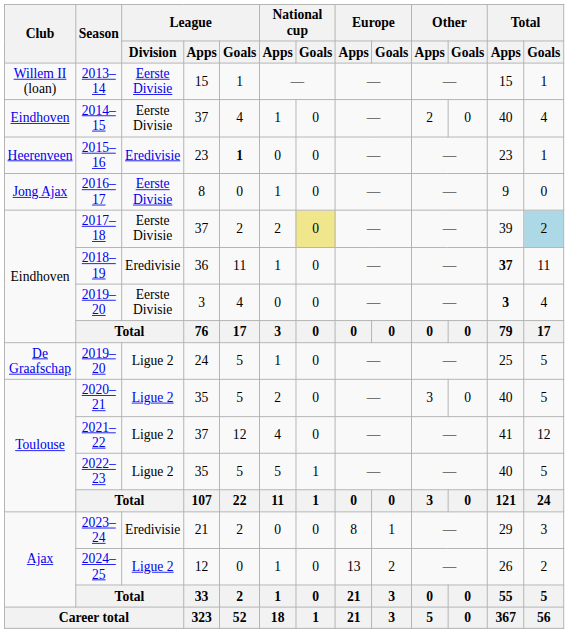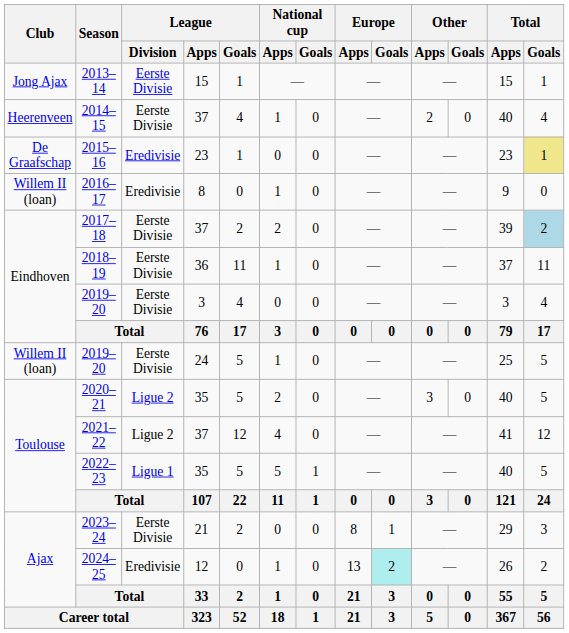(40, 81) Willem II (loan) -> (40, 81) Jong Ajax
(40, 118) Eindhoven -> (40, 118) Heerenveen
(40, 155) Heerenveen -> (40, 155) De Graafschap
(240, 155) bold -> (240, 155) normal
(544, 155) no background -> (544, 155) khaki background
(40, 191) Jong Ajax -> (40, 191) Willem II (loan)
(153, 191) Eerste Divisie -> (153, 191) Eredivisie
(316, 228) khaki background -> (316, 228) no background
(153, 265) Eredivisie -> (153, 265) Eerste Divisie
(506, 265) bold -> (506, 265) normal
(506, 302) bold -> (506, 302) normal
(40, 361) De Graafschap -> (40, 361) Willem II (loan)
(153, 361) Ligue 2 -> (153, 361) Eerste Divisie
(153, 471) Ligue 2 -> (153, 471) Ligue 1
(153, 530) Eredivisie -> (153, 530) Eerste Divisie
(153, 566) Ligue 2 -> (153, 566) Eredivisie
(392, 566) no background -> (392, 566) paleturquoise background
